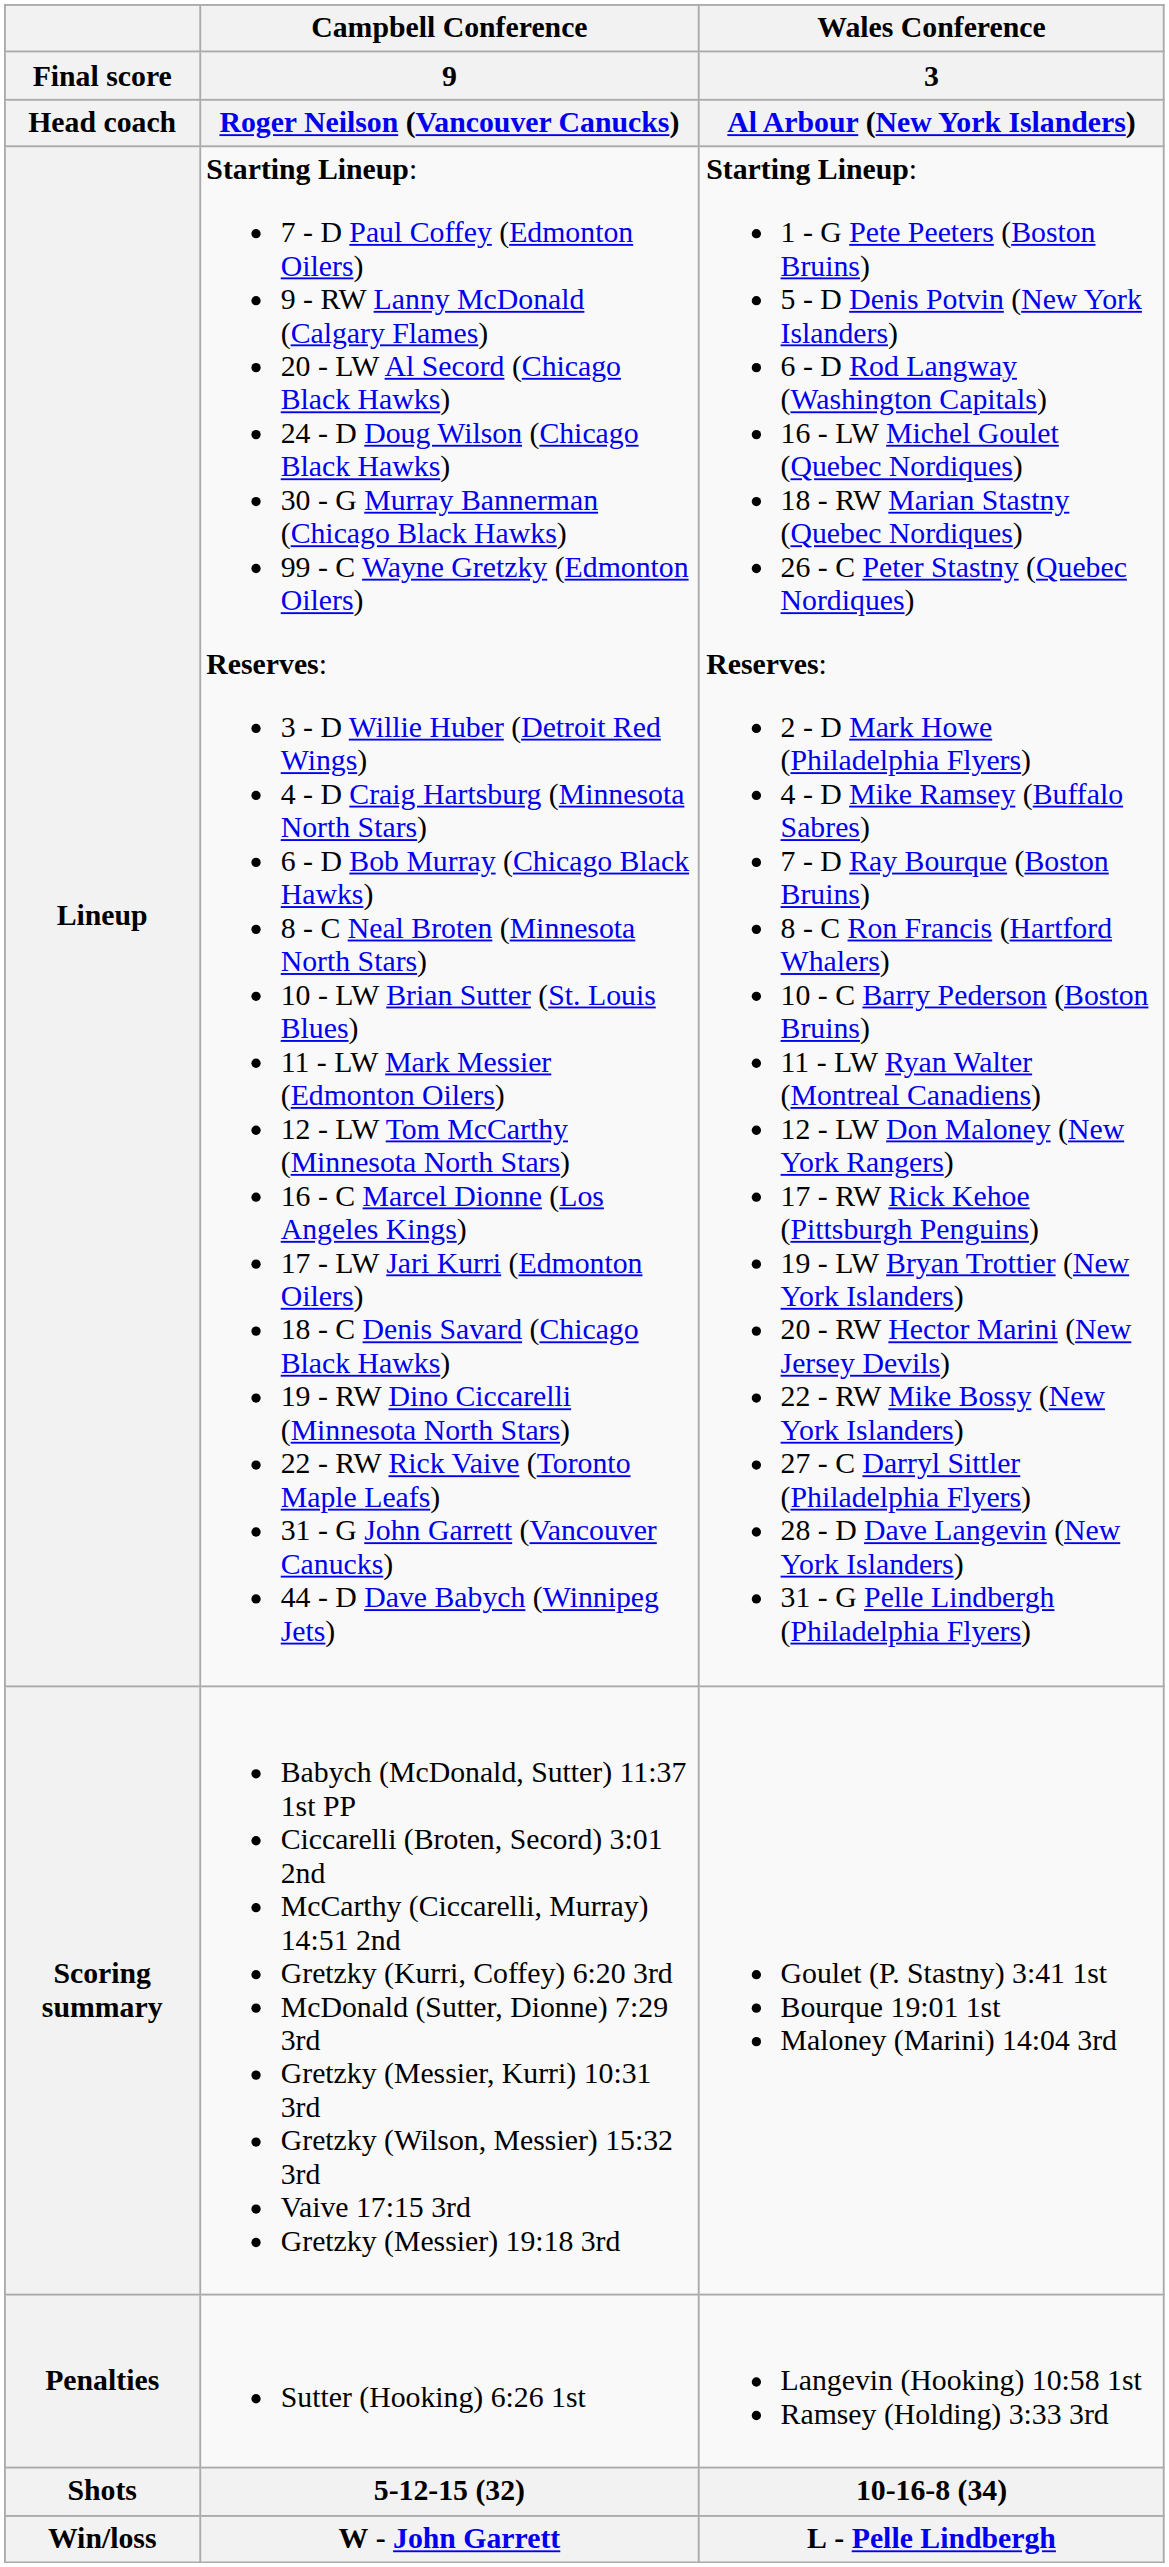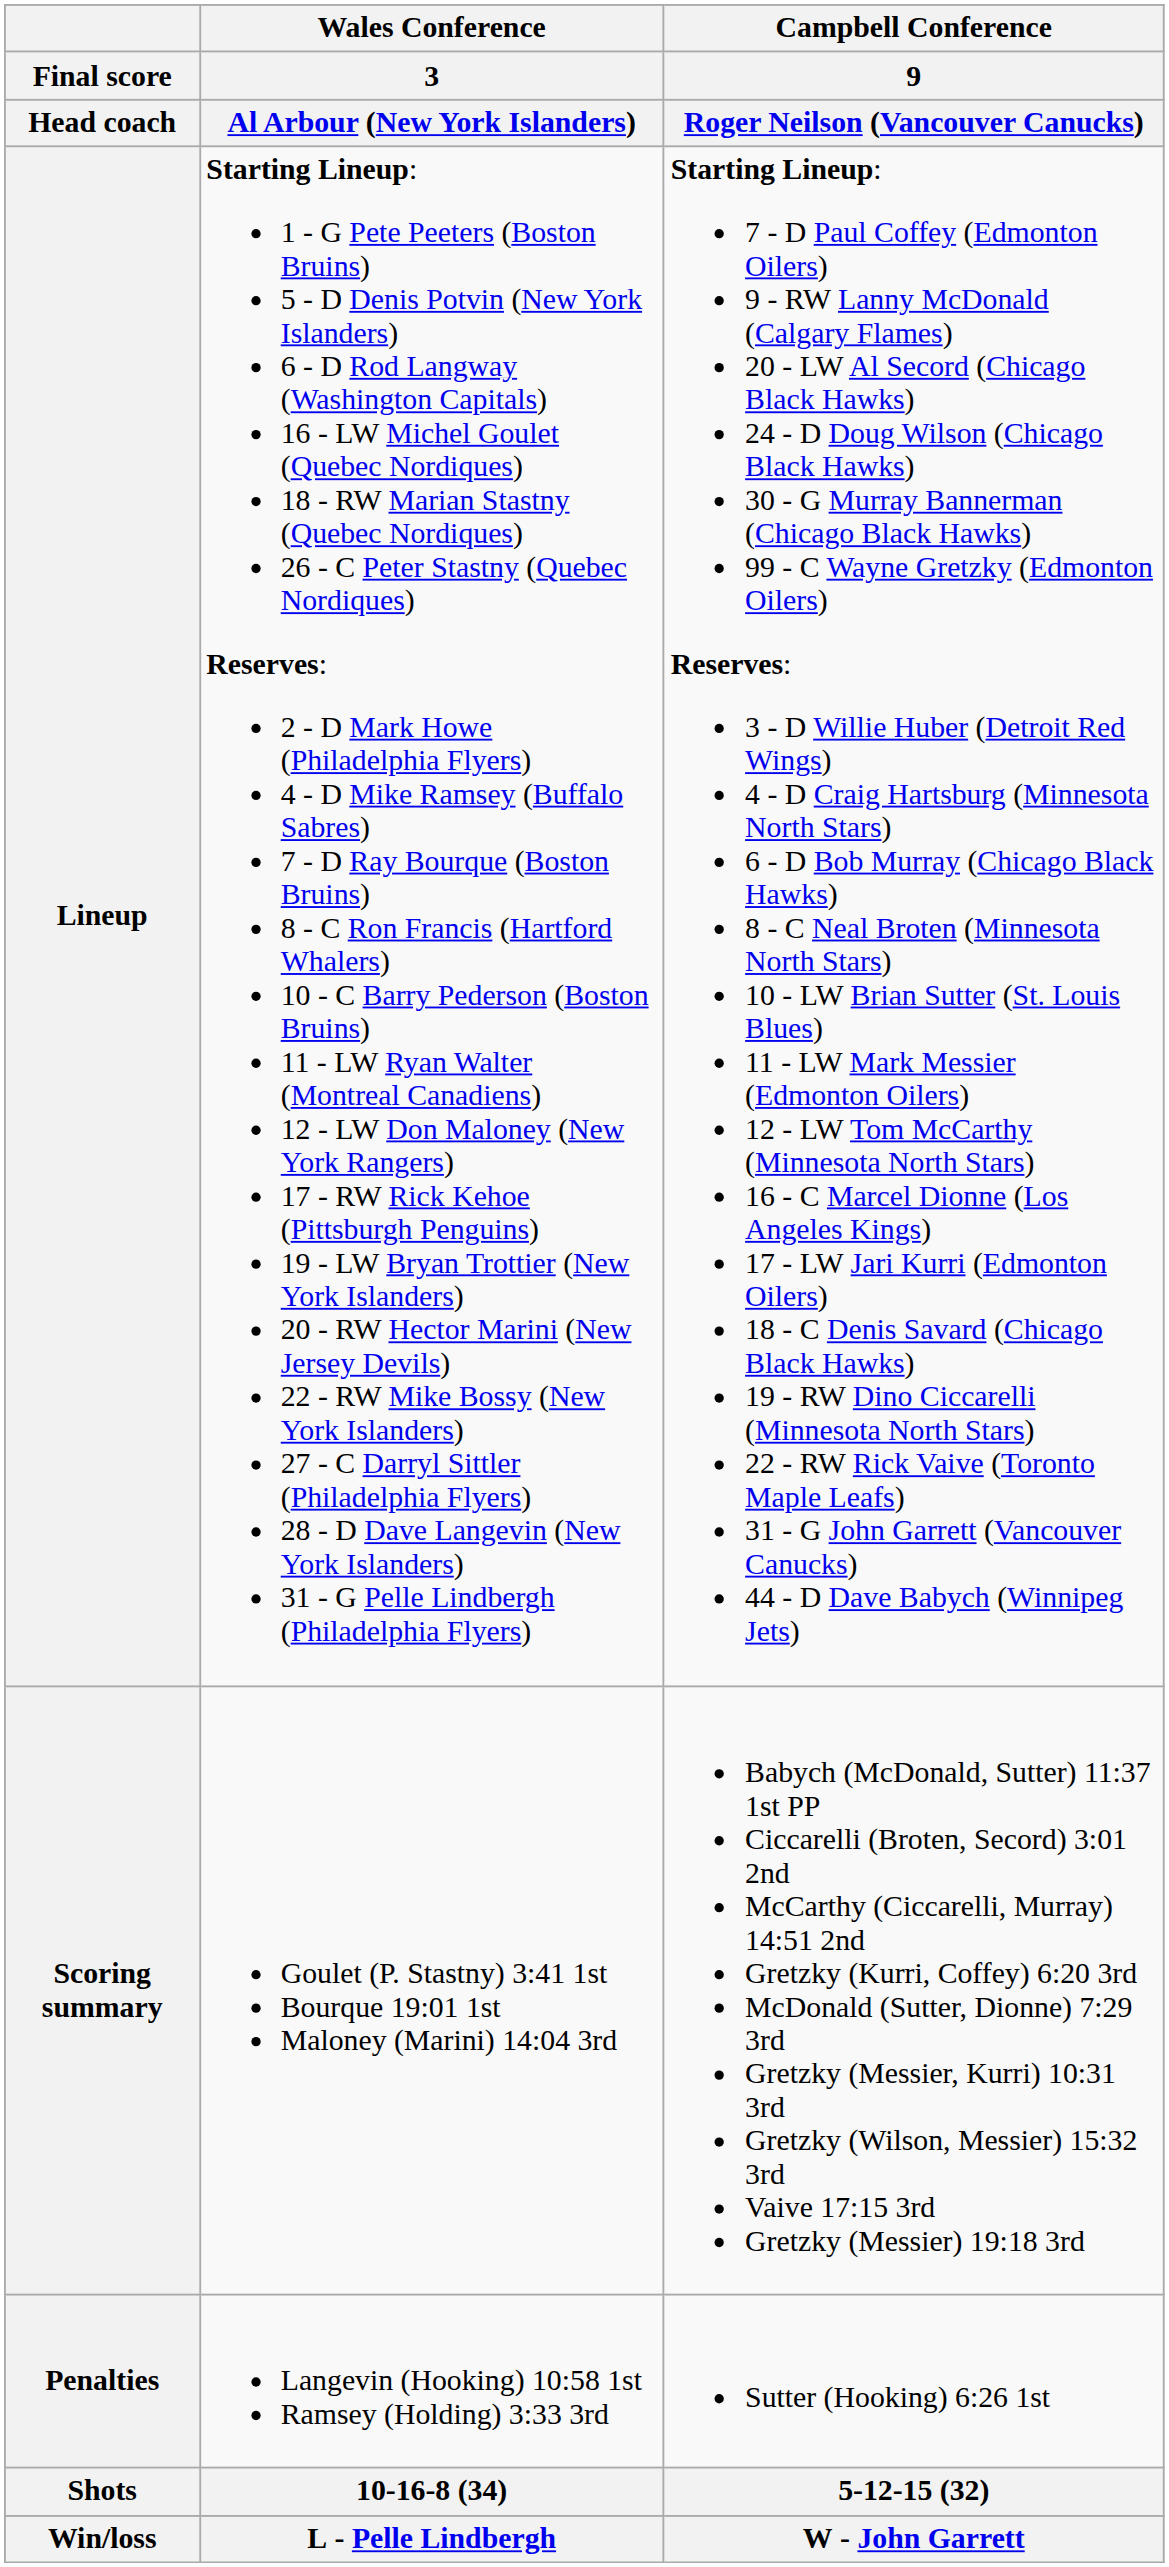columns swapped: (449, 122) <-> (932, 122)
